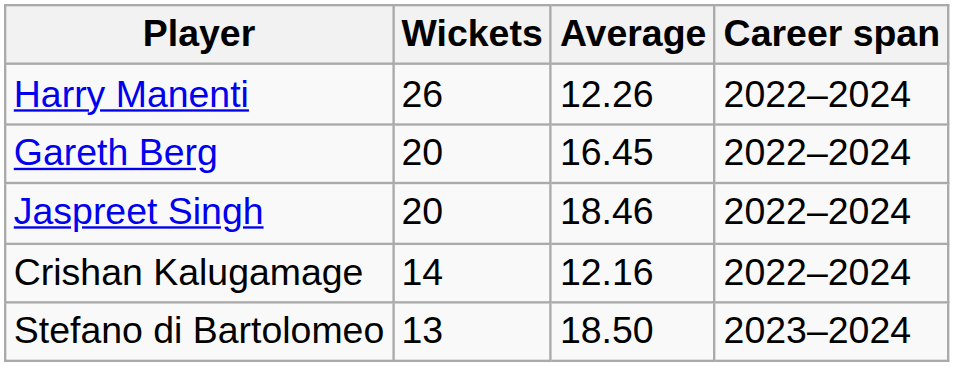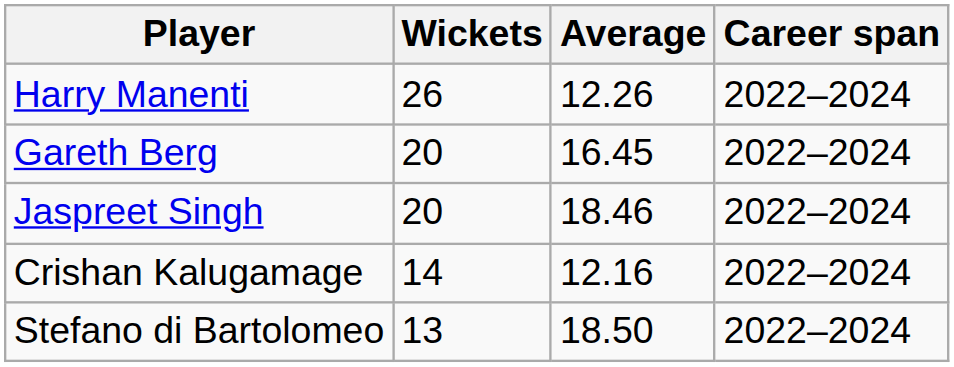(817, 331) 2023–2024 -> (817, 331) 2022–2024
